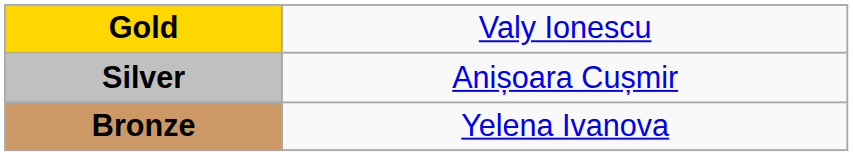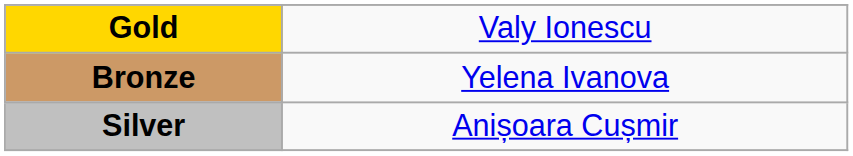rows swapped: (144, 77) <-> (144, 125)
